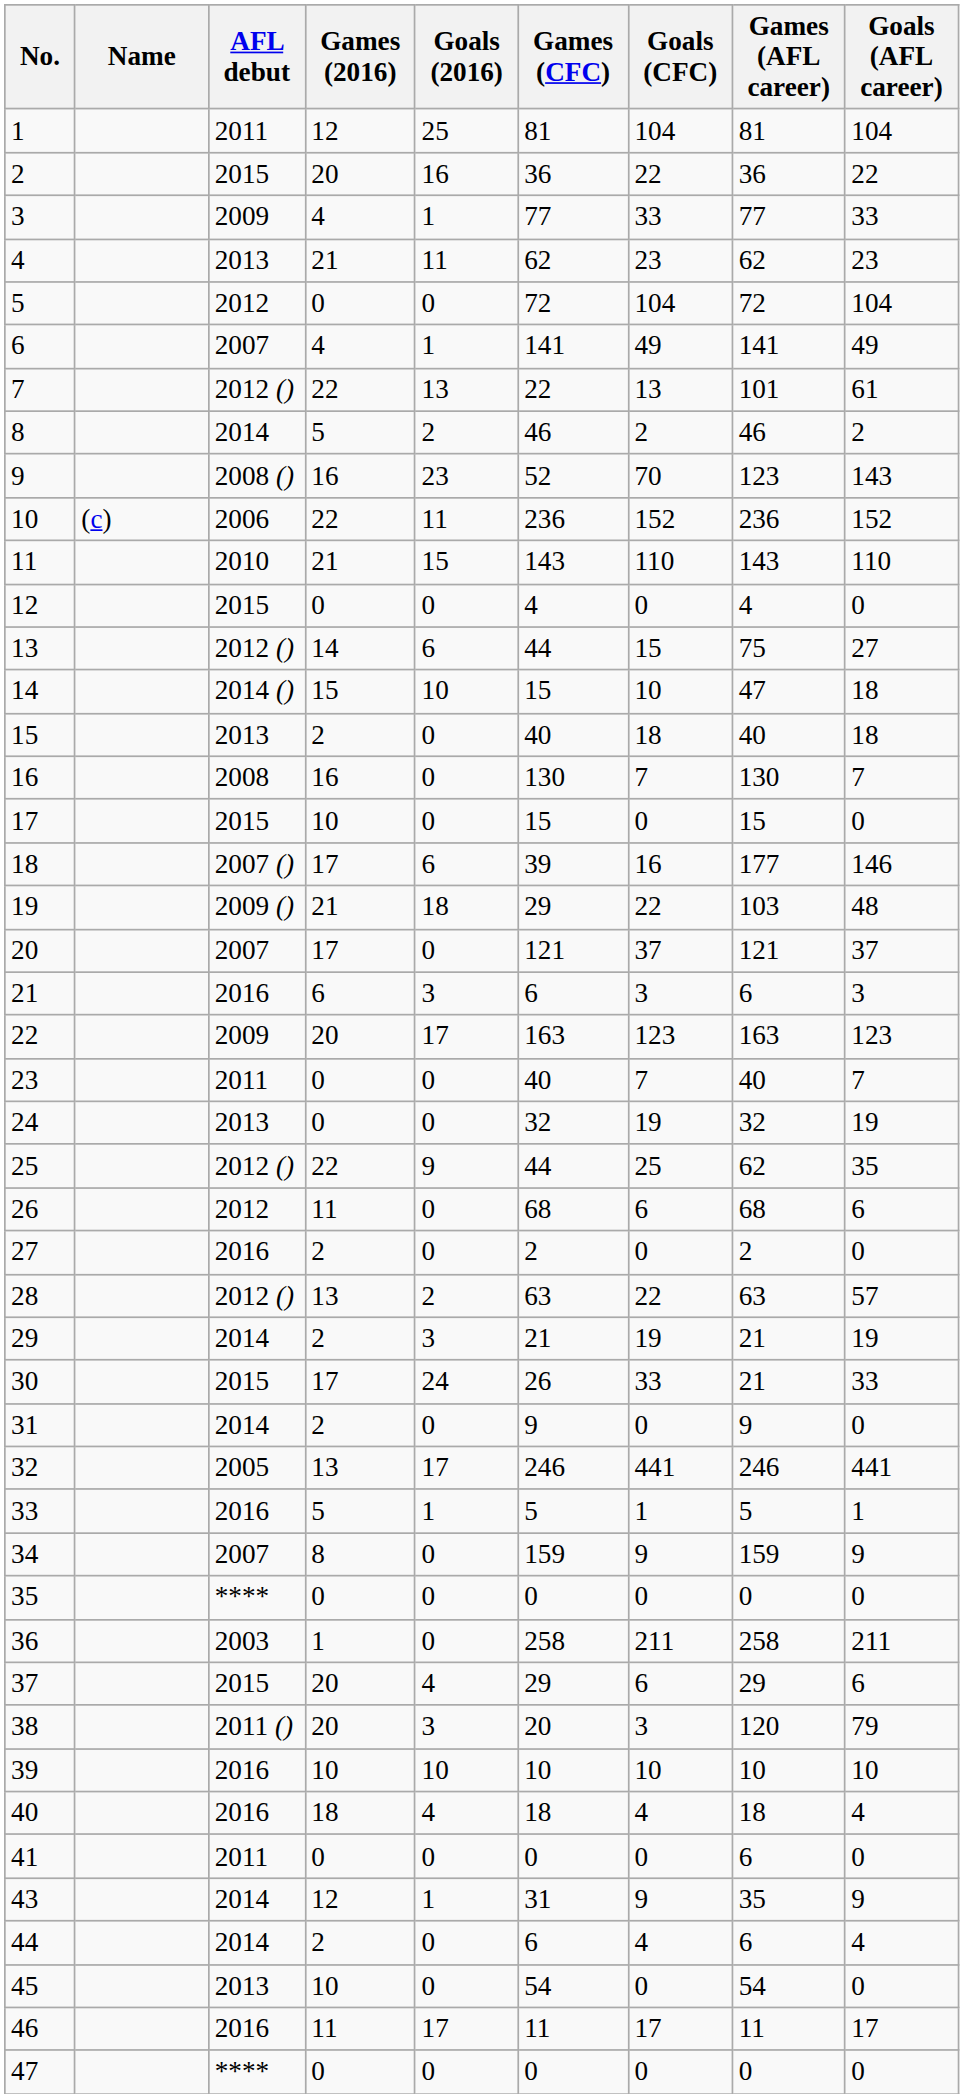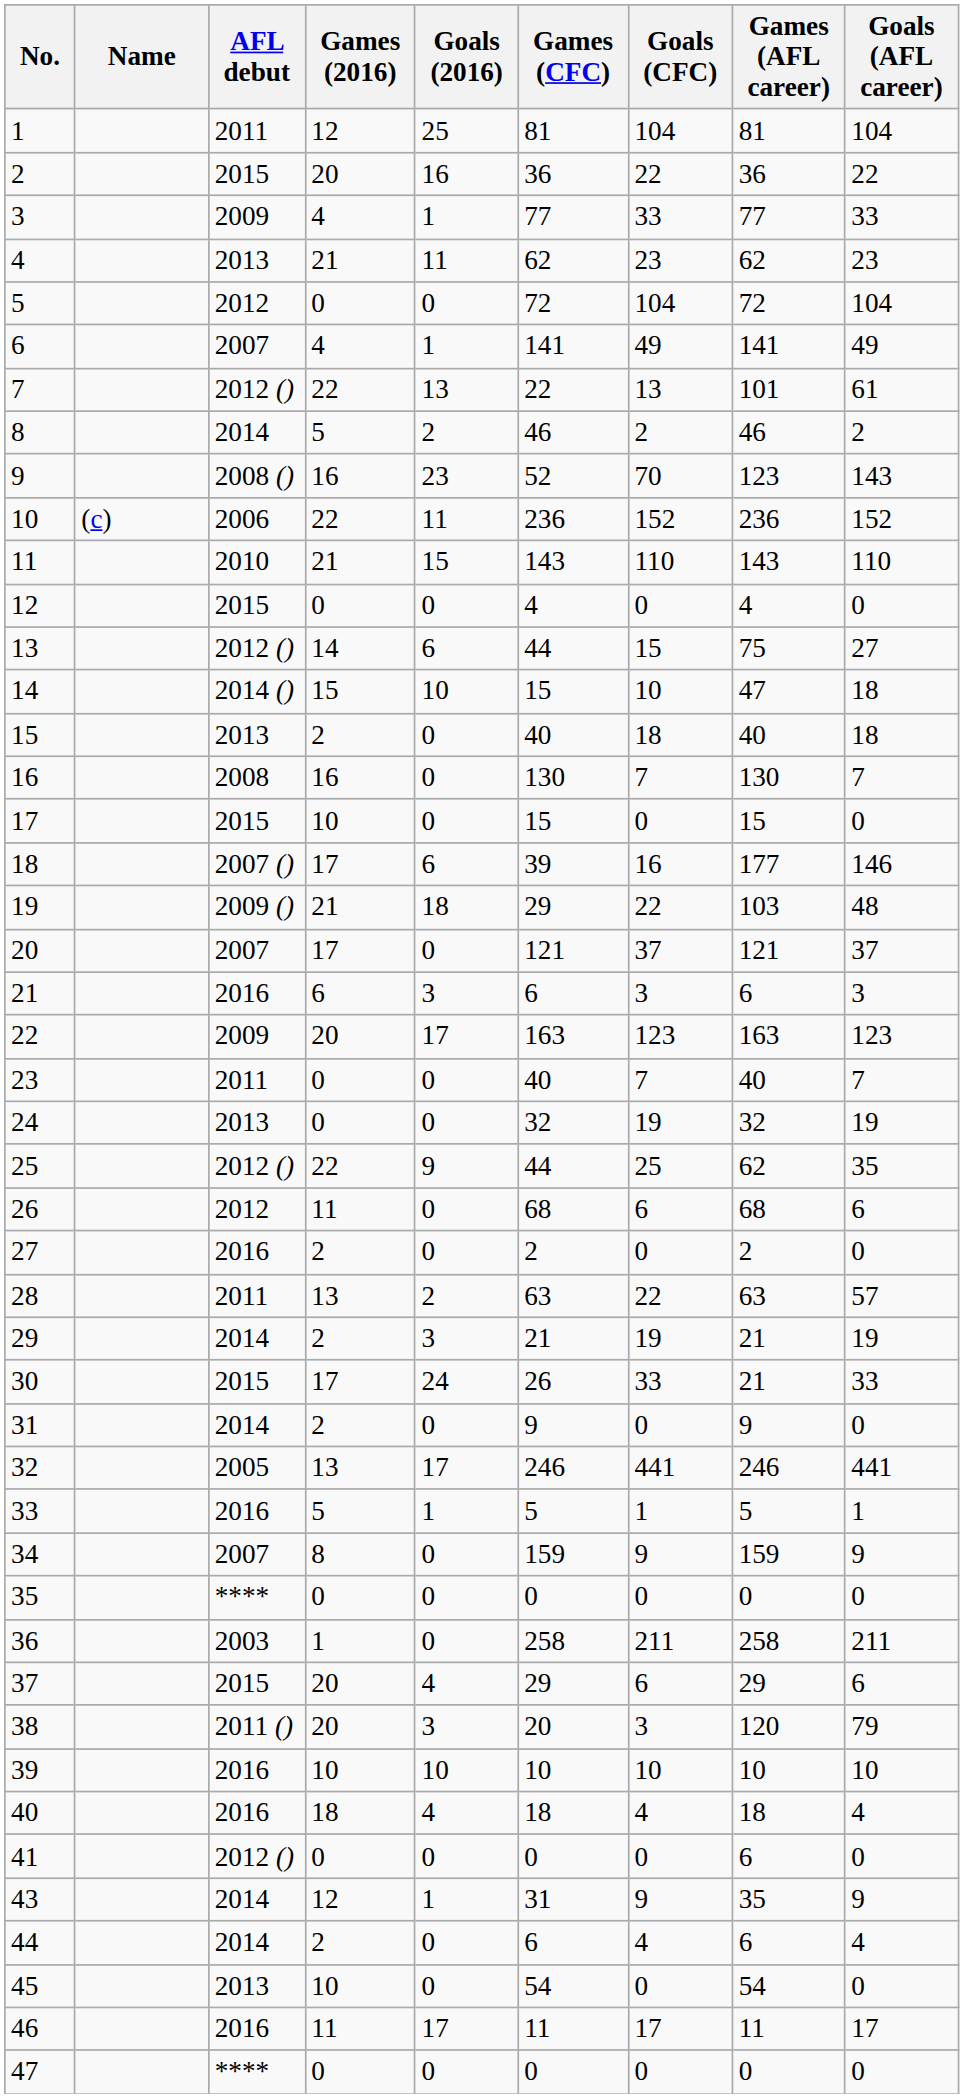(254, 1295) 2012 () -> (241, 1295) 2011
(241, 1855) 2011 -> (254, 1855) 2012 ()
